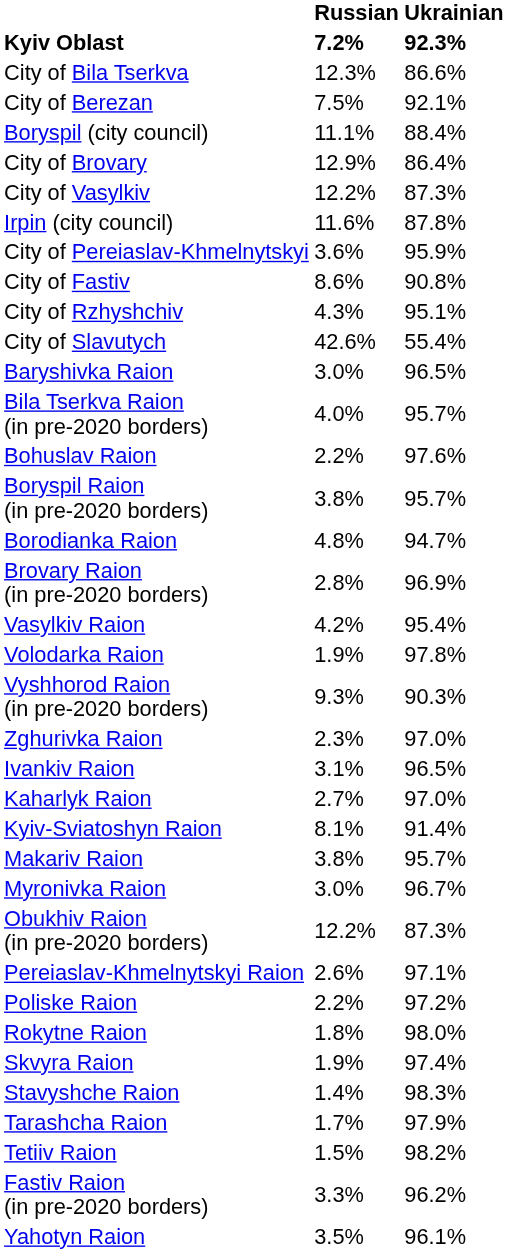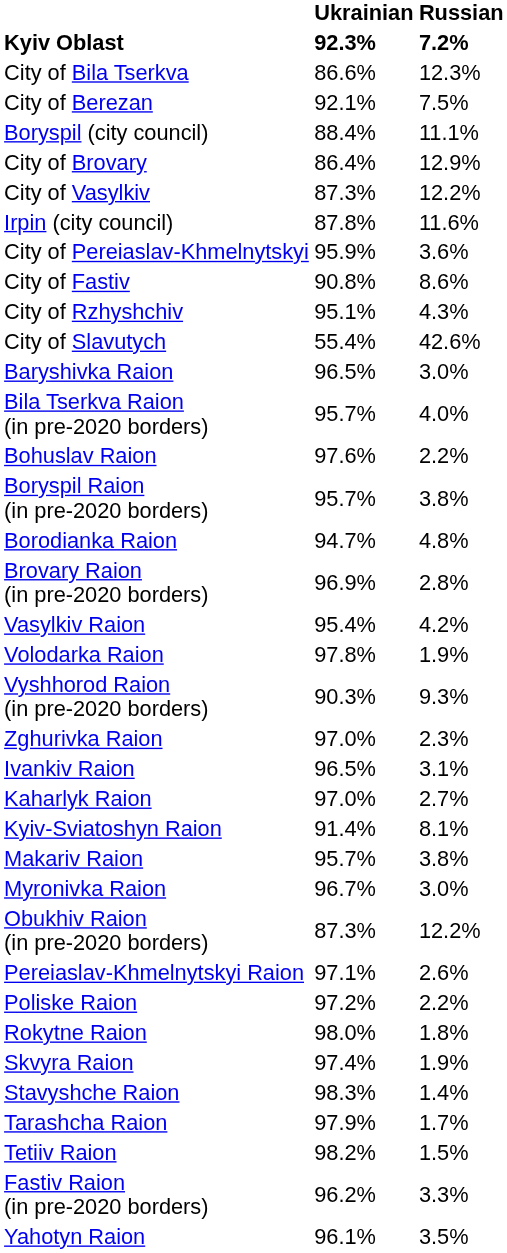columns swapped: (454, 13) <-> (357, 13)
